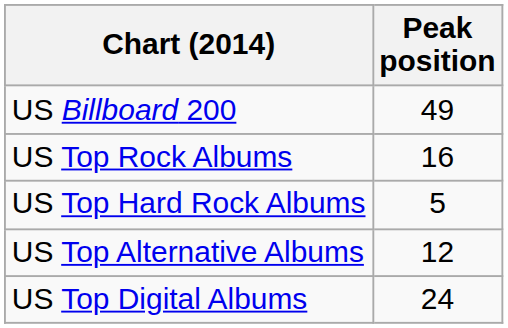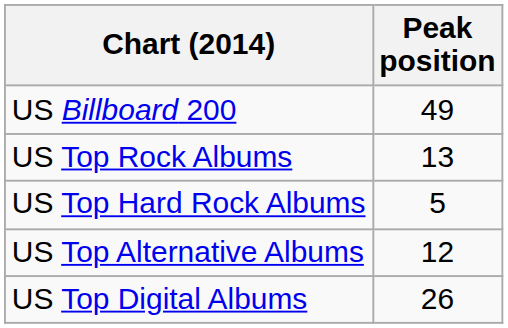(437, 156) 16 -> (437, 156) 13
(437, 299) 24 -> (437, 299) 26
